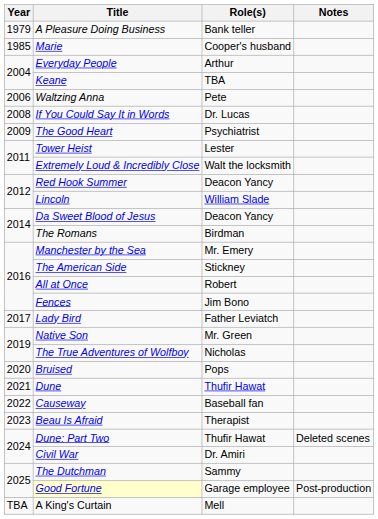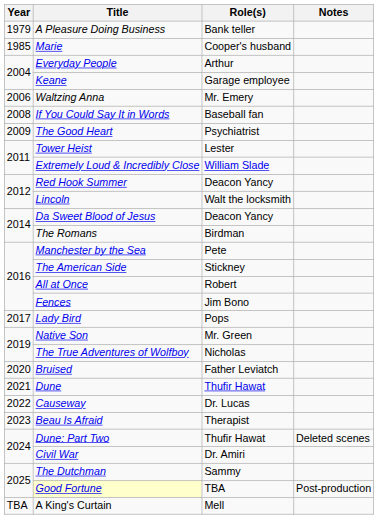(215, 81) TBA -> (247, 81) Garage employee
(215, 98) Pete -> (229, 98) Mr. Emery
(227, 115) Dr. Lucas -> (234, 115) Baseball fan
(248, 166) Walt the locksmith -> (237, 166) William Slade
(237, 200) William Slade -> (248, 200) Walt the locksmith
(229, 251) Mr. Emery -> (215, 251) Pete
(241, 319) Father Leviatch -> (217, 319) Pops
(217, 370) Pops -> (241, 370) Father Leviatch
(234, 404) Baseball fan -> (227, 404) Dr. Lucas
(247, 489) Garage employee -> (215, 489) TBA
